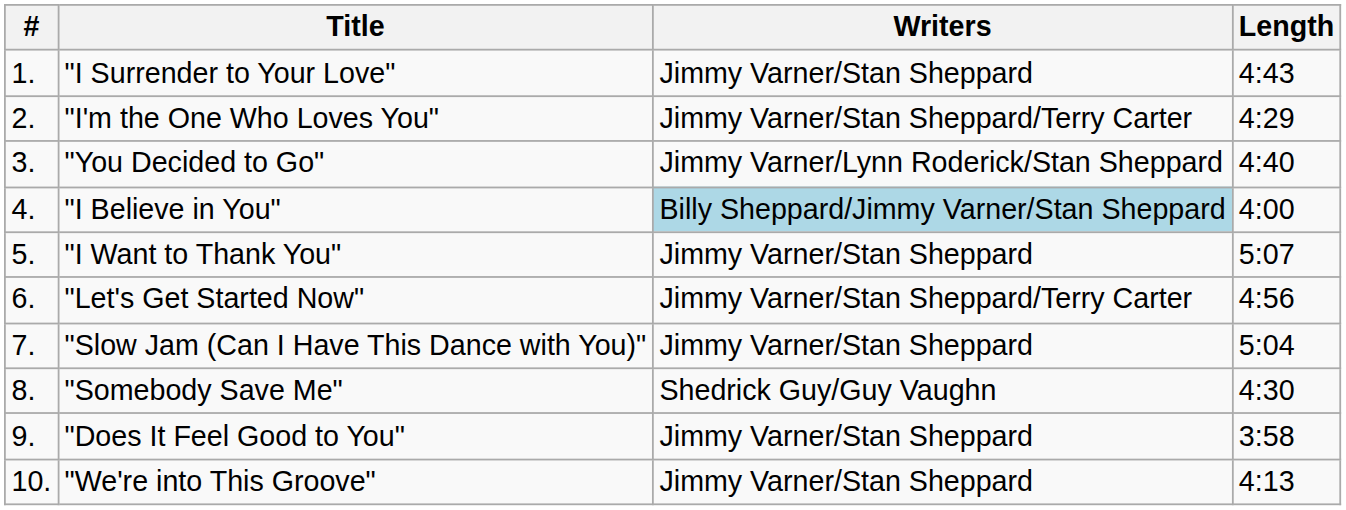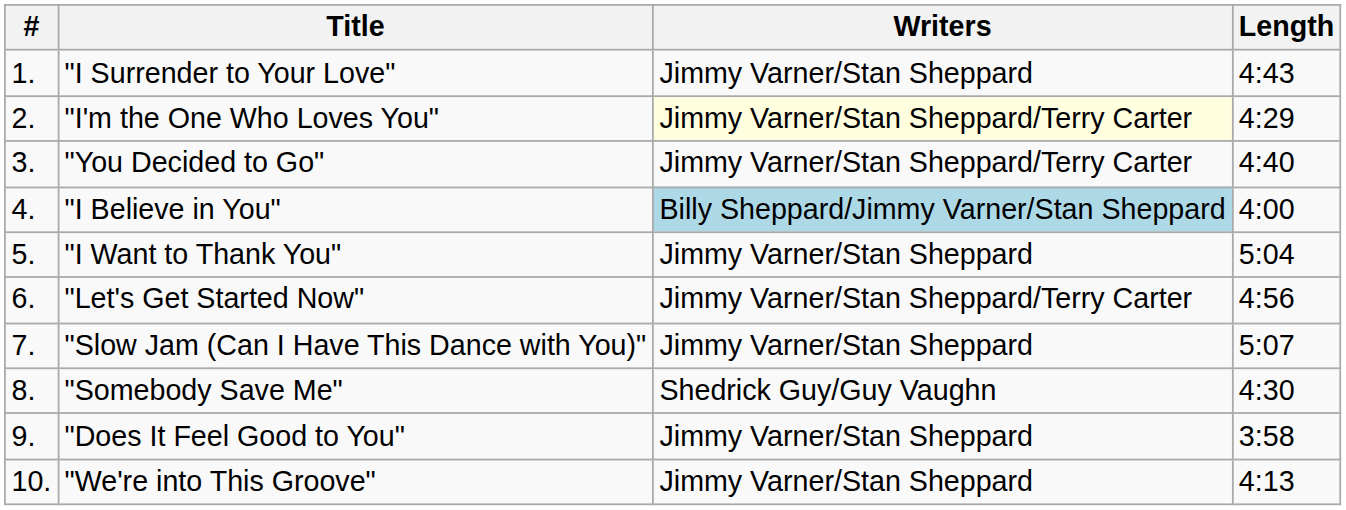(926, 118) no background -> (926, 118) lightyellow background
(941, 163) Jimmy Varner/Lynn Roderick/Stan Sheppard -> (926, 163) Jimmy Varner/Stan Sheppard/Terry Carter
(1267, 254) 5:07 -> (1267, 254) 5:04
(1267, 345) 5:04 -> (1267, 345) 5:07
